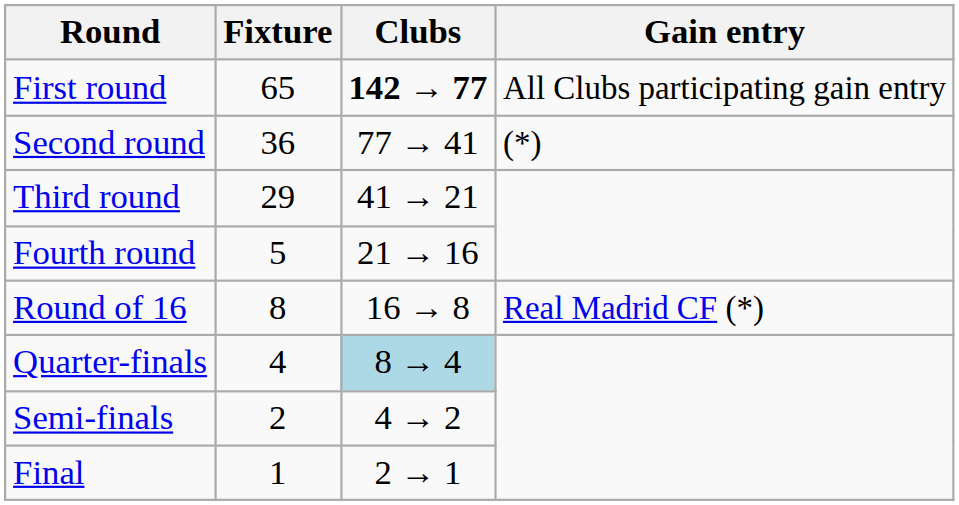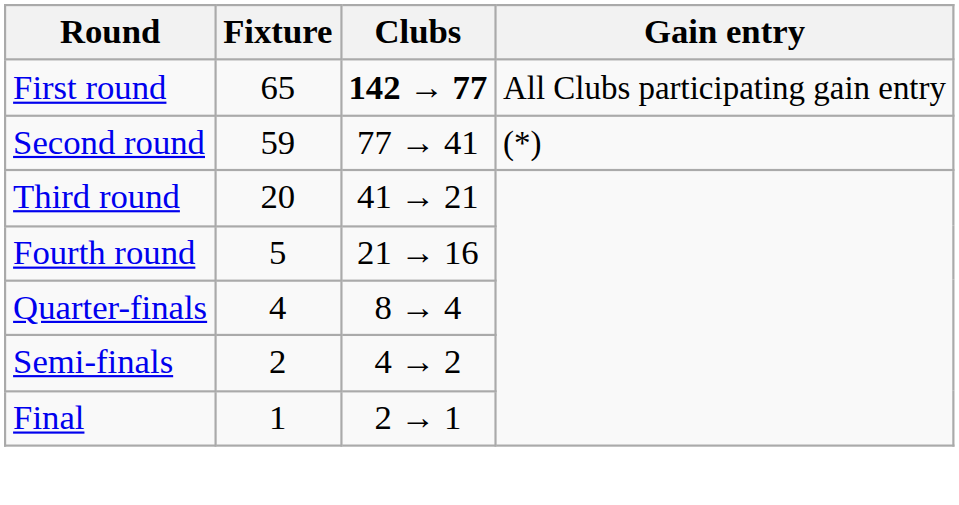(278, 142) 36 -> (278, 142) 59
(278, 197) 29 -> (278, 197) 20
- row: (100, 307)
(418, 362) lightblue background -> (418, 307) no background
